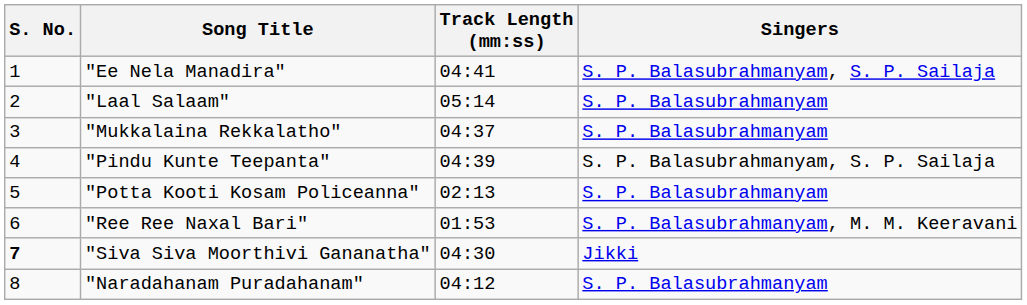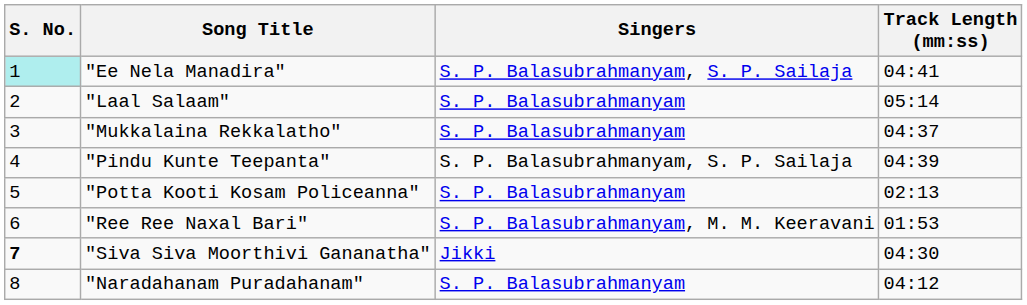columns swapped: (800, 31) <-> (507, 31)
(15, 72) no background -> (15, 72) paleturquoise background
